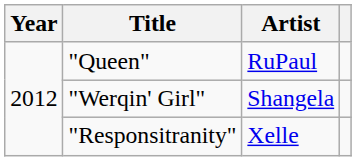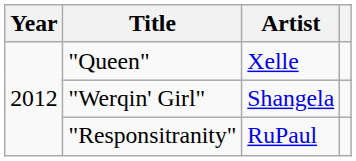(282, 60) RuPaul -> (273, 60) Xelle
(273, 135) Xelle -> (282, 135) RuPaul
